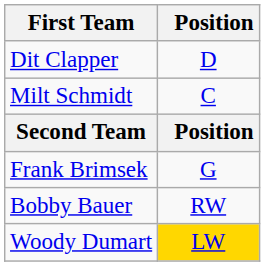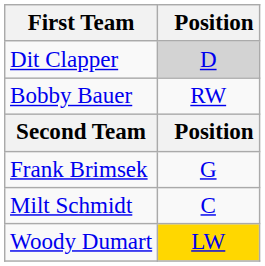(208, 59) no background -> (208, 59) lightgrey background
rows swapped: (71, 95) <-> (71, 205)
